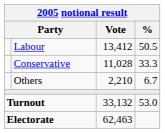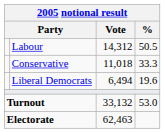(118, 47) 13,412 -> (118, 47) 14,312
(118, 64) 11,028 -> (118, 64) 11,018
+ row: (52, 81)
- row: (28, 81)
